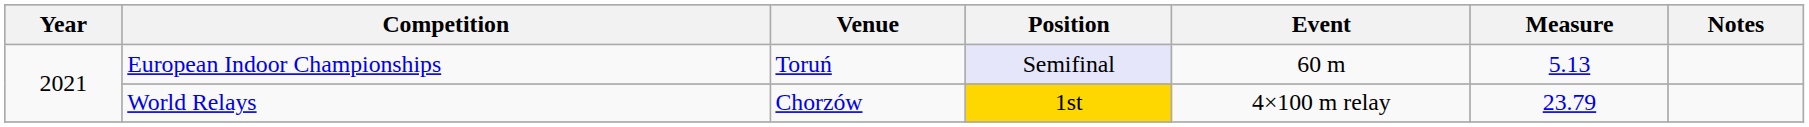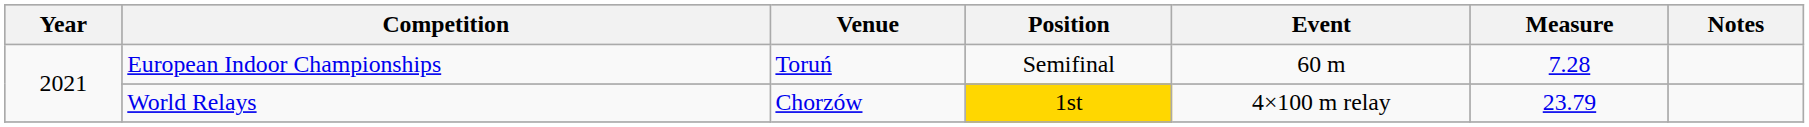(1069, 63) lavender background -> (1069, 63) no background
(1569, 63) 5.13 -> (1569, 63) 7.28
